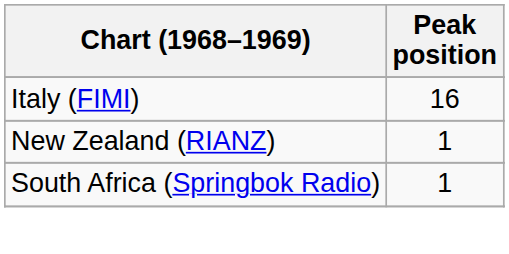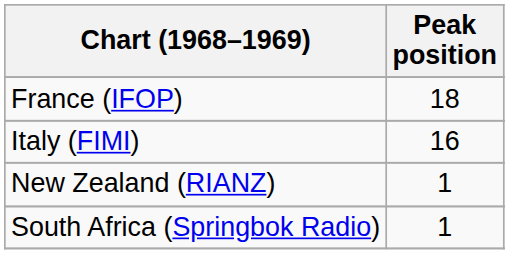+ row: (97, 98)
